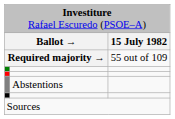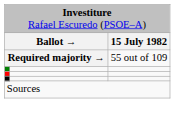- row: (7, 85)
